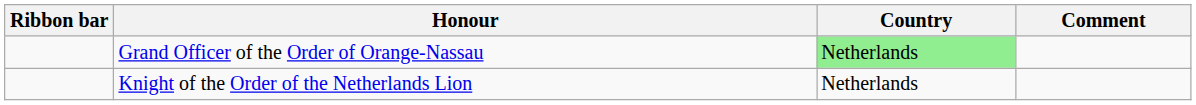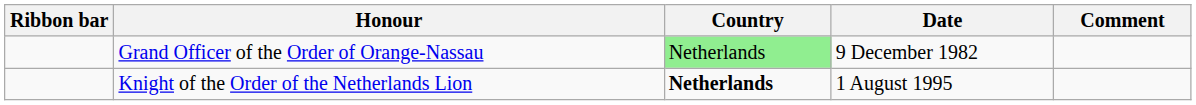+ column: (942, 20)
(870, 83) normal -> (721, 83) bold
